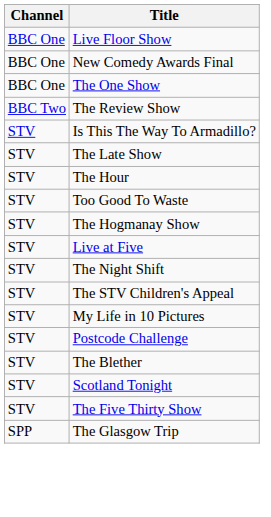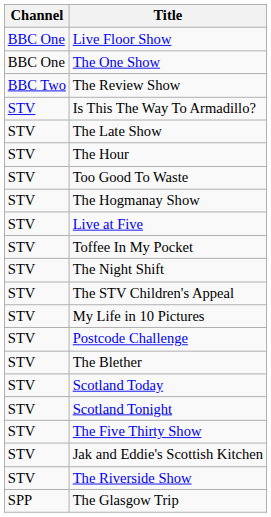- row: (153, 62)
+ row: (133, 246)
+ row: (118, 385)
+ row: (168, 454)
+ row: (132, 477)
